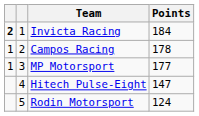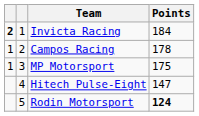(162, 67) 177 -> (162, 67) 175
(162, 103) normal -> (162, 103) bold
